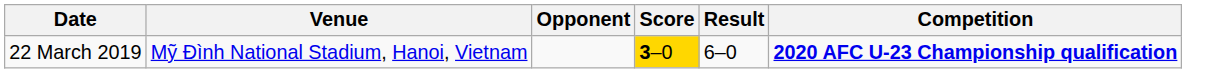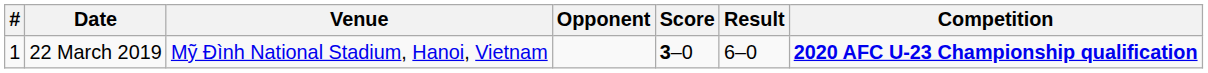+ column: (15, 20)
(656, 51) gold background -> (676, 51) no background
